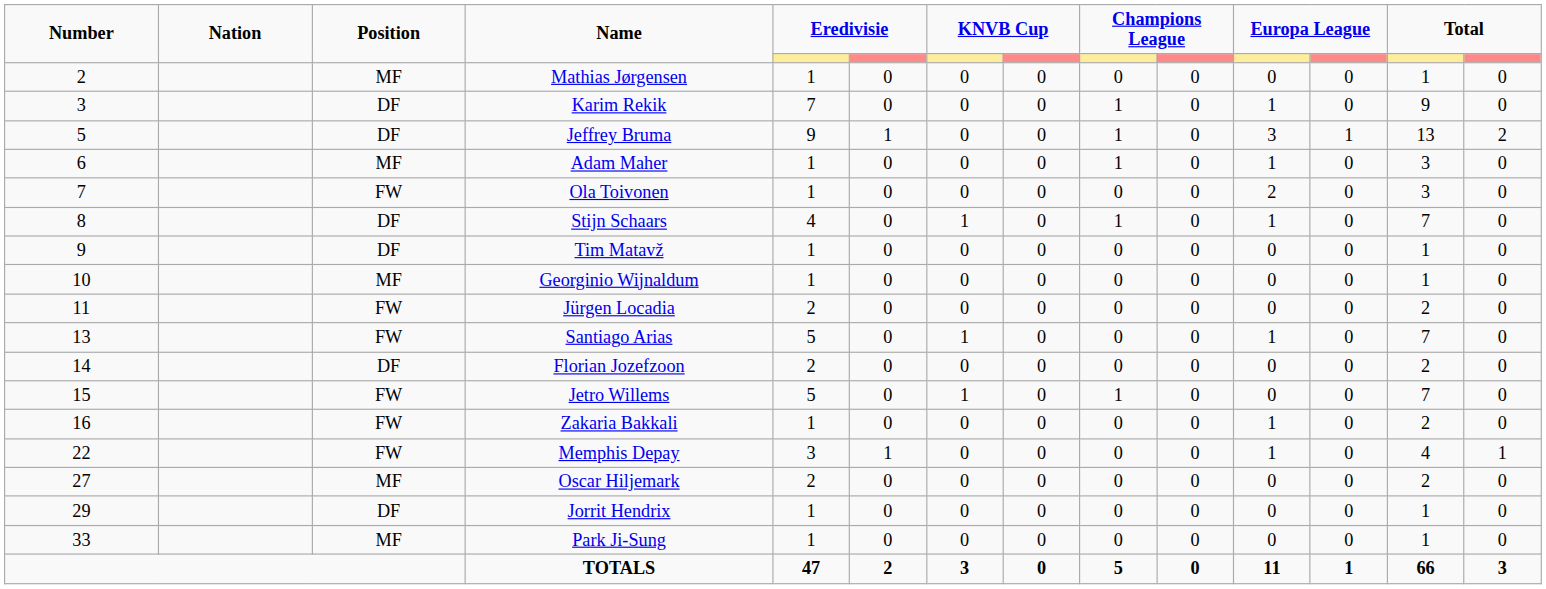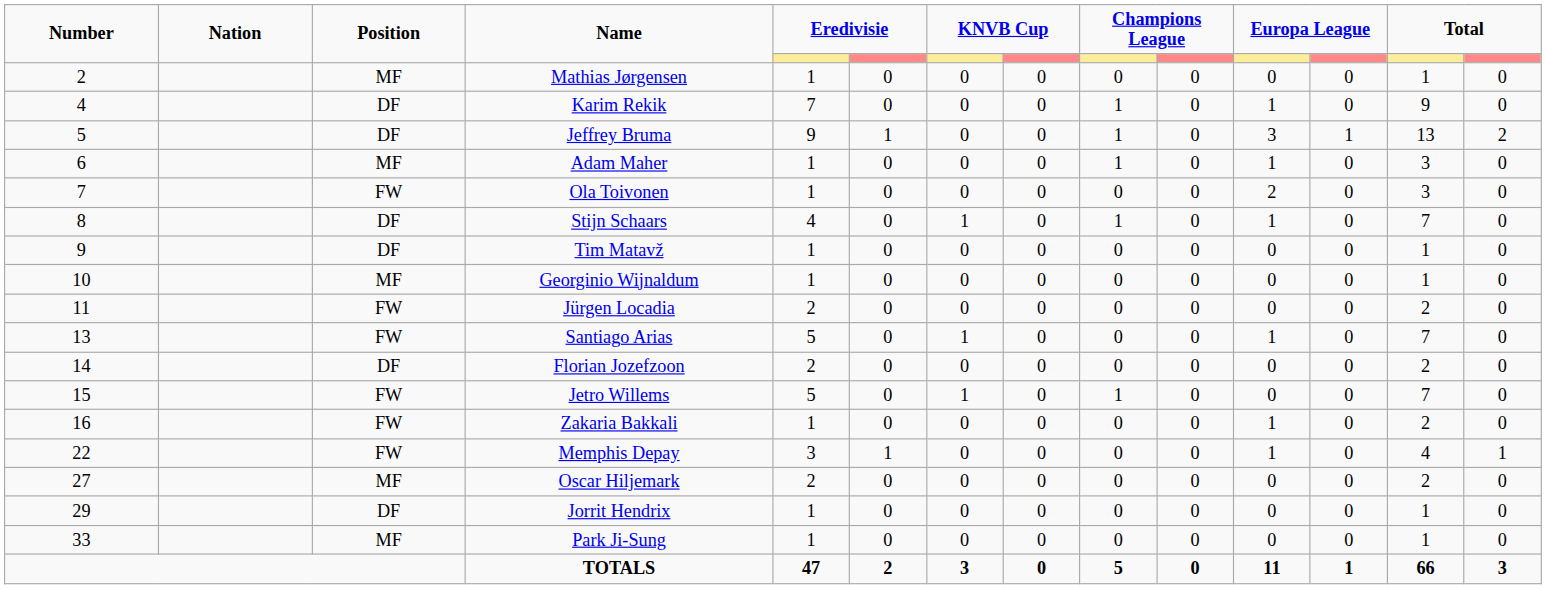(81, 105) 3 -> (81, 105) 4
